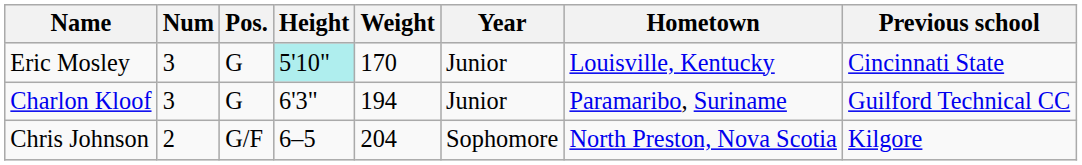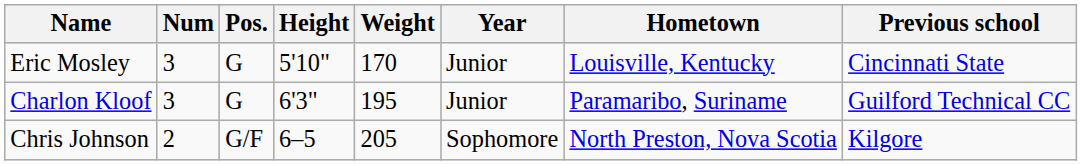(304, 62) paleturquoise background -> (304, 62) no background
(379, 100) 194 -> (379, 100) 195
(379, 139) 204 -> (379, 139) 205
